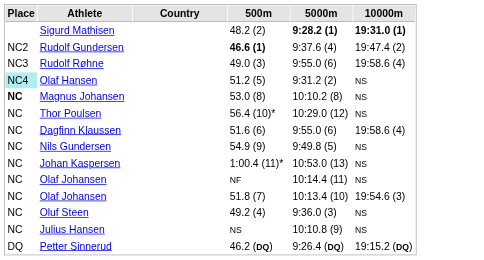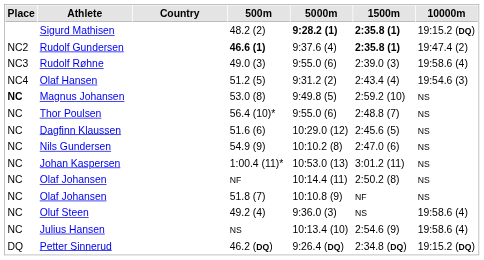+ column: (384, 13)
(380, 31) 19:31.0 (1) -> (446, 31) 19:15.2 (DQ)
(18, 80) paleturquoise background -> (18, 80) no background
(361, 81) NS -> (443, 80) 19:54.6 (3)
(317, 97) 10:10.2 (8) -> (315, 97) 9:49.8 (5)
(320, 113) 10:29.0 (12) -> (315, 113) 9:55.0 (6)
(315, 130) 9:55.0 (6) -> (320, 130) 10:29.0 (12)
(380, 130) 19:58.6 (4) -> (424, 131) NS
(315, 147) 9:49.8 (5) -> (317, 147) 10:10.2 (8)
(320, 196) 10:13.4 (10) -> (317, 196) 10:10.8 (9)
(380, 196) 19:54.6 (3) -> (424, 197) NS
(361, 214) NS -> (443, 213) 19:58.6 (4)
(317, 229) 10:10.8 (9) -> (320, 229) 10:13.4 (10)
(361, 230) NS -> (443, 229) 19:58.6 (4)
